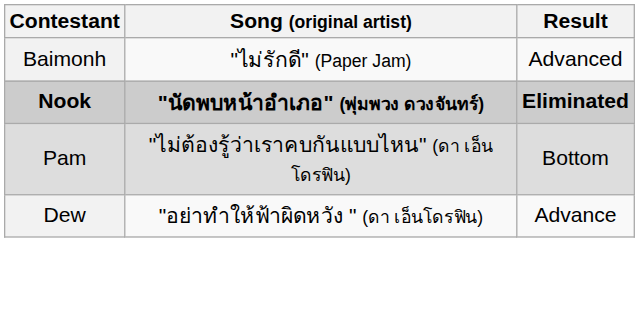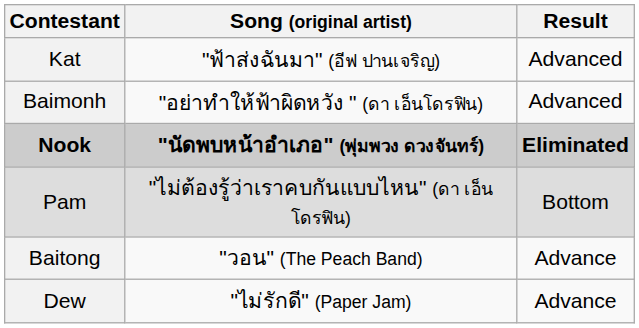+ row: (65, 59)
(321, 60) "ไม่รักดี" (Paper Jam) -> (321, 102) "อย่าทำให้ฟ้าผิดหวัง " (ดา เอ็นโดรฟิน)
+ row: (65, 258)
(321, 215) "อย่าทำให้ฟ้าผิดหวัง " (ดา เอ็นโดรฟิน) -> (321, 301) "ไม่รักดี" (Paper Jam)
